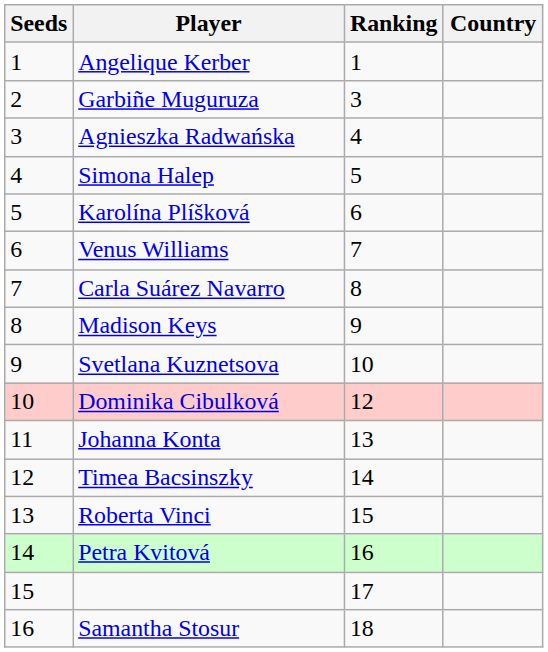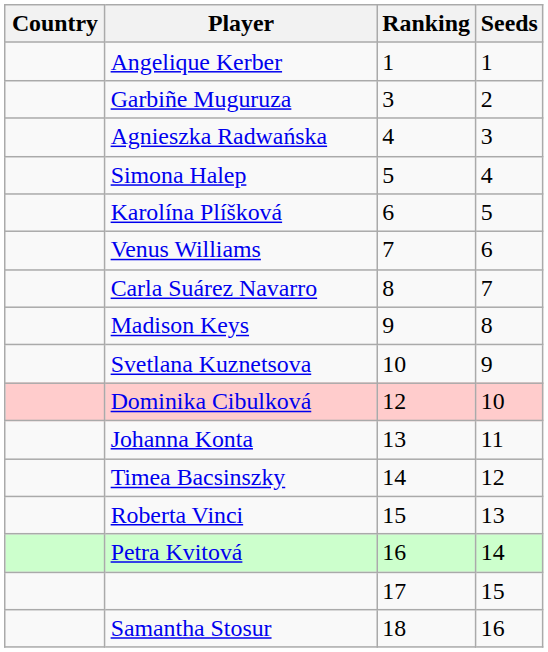columns swapped: (493, 23) <-> (39, 23)
